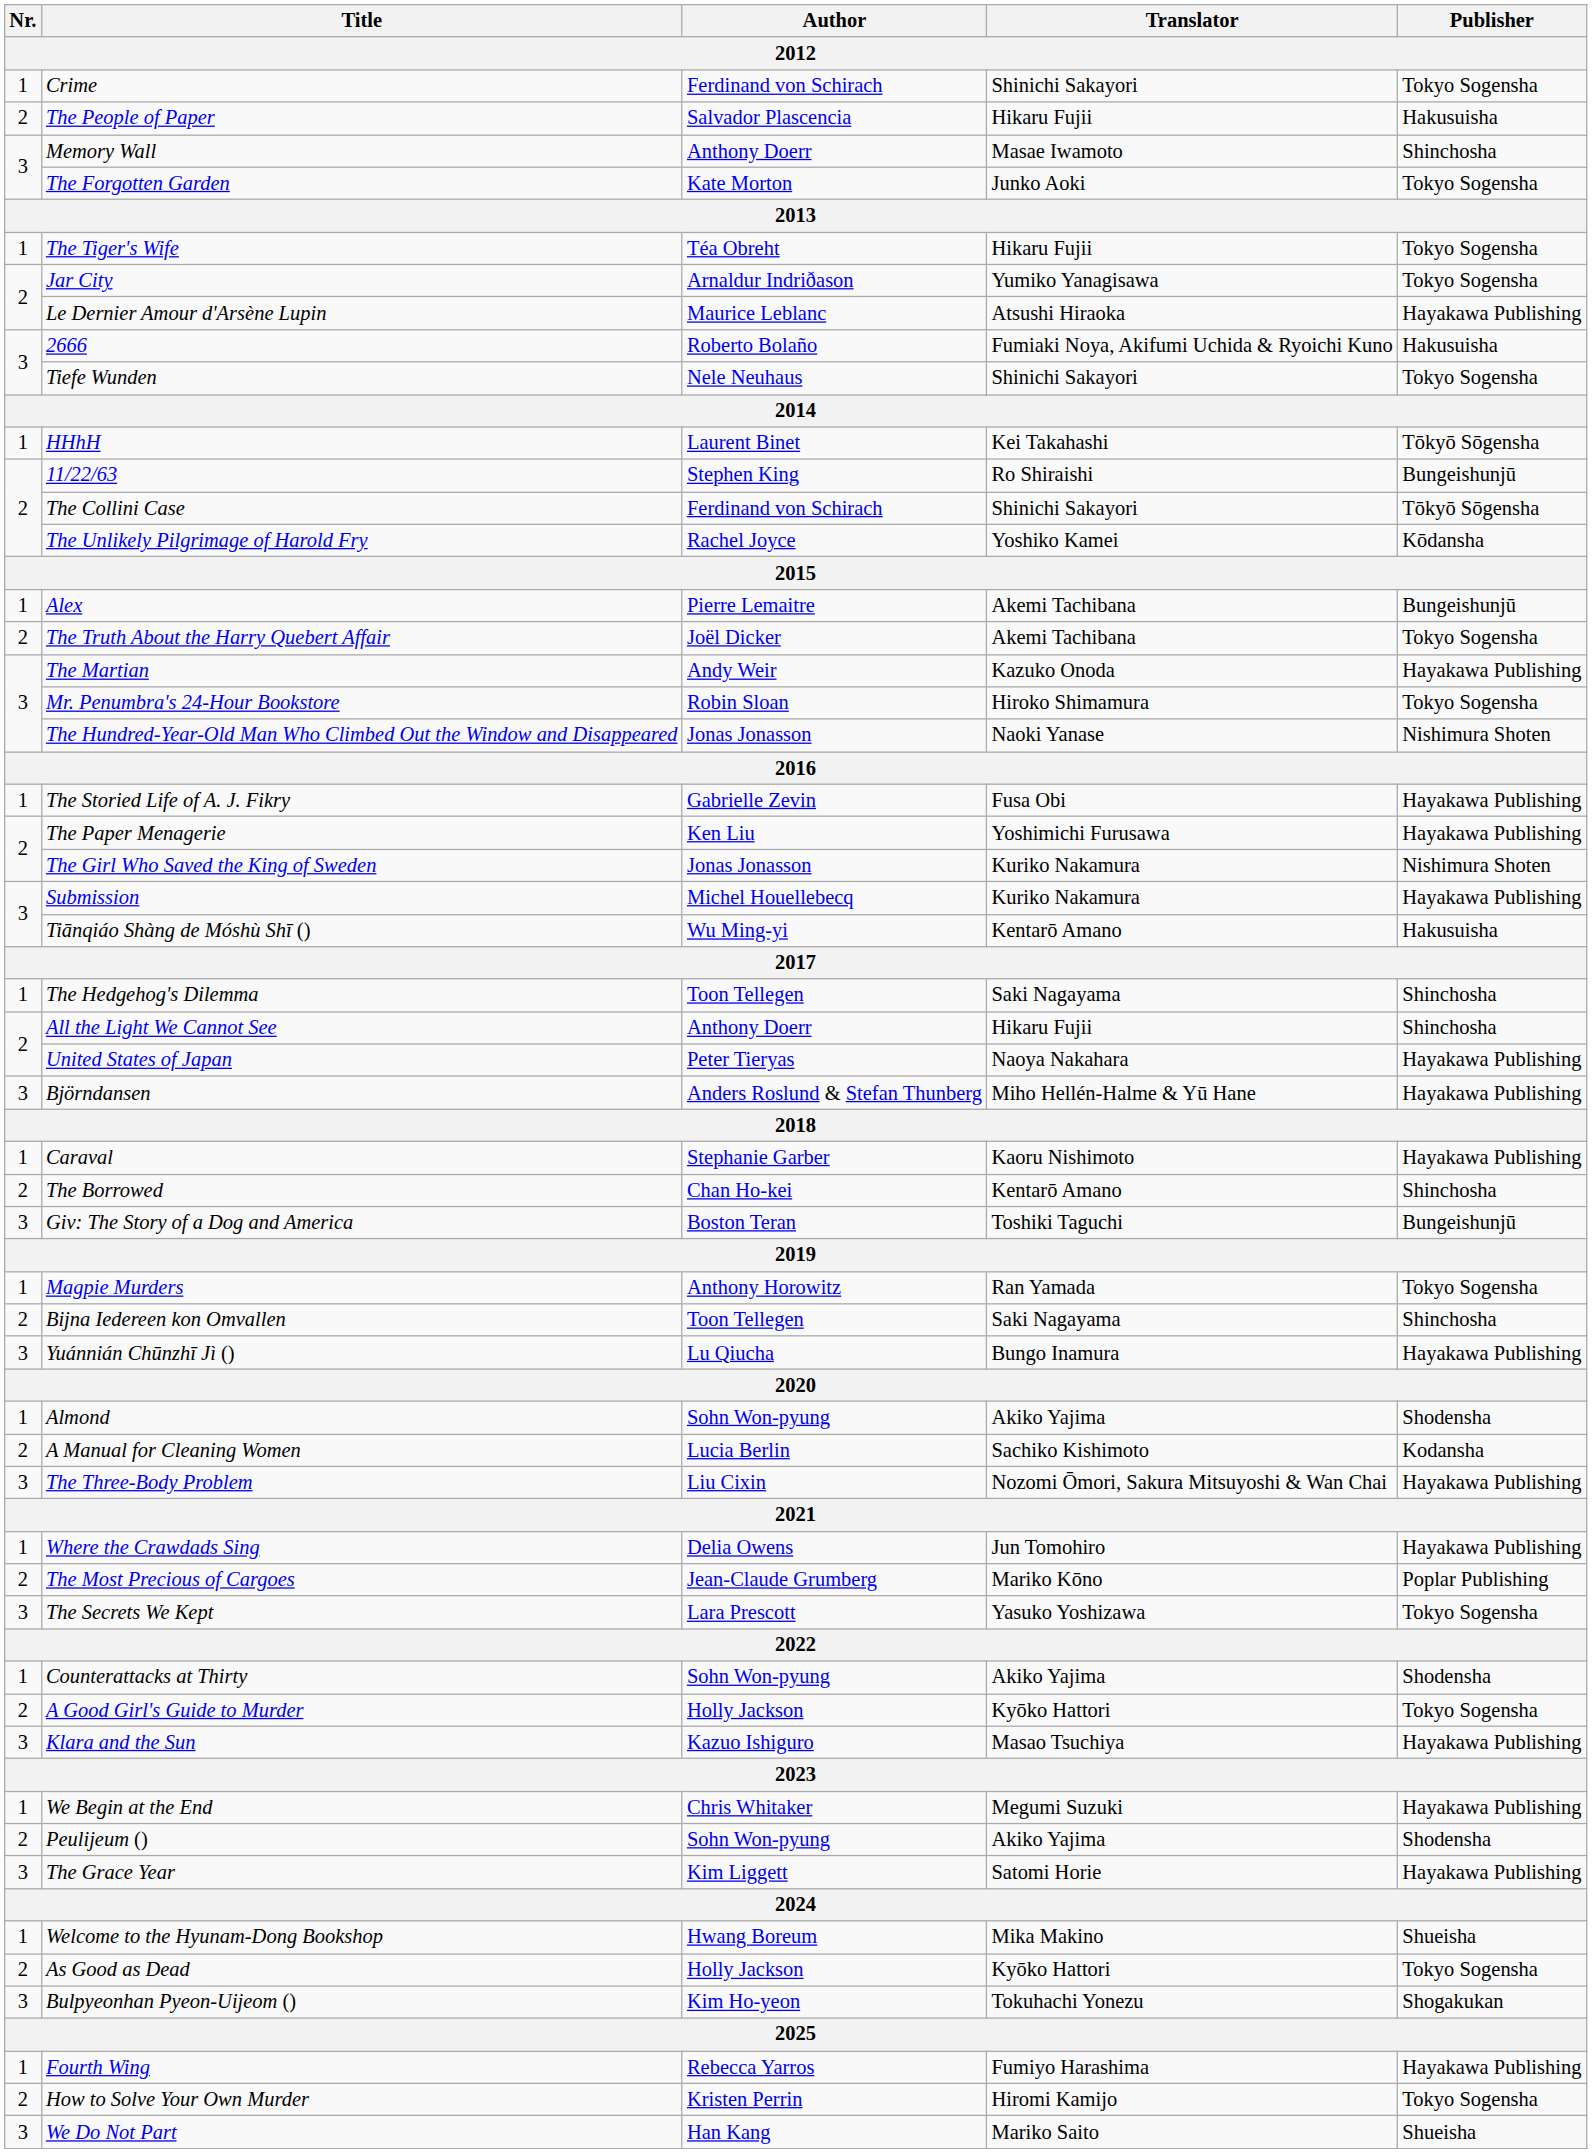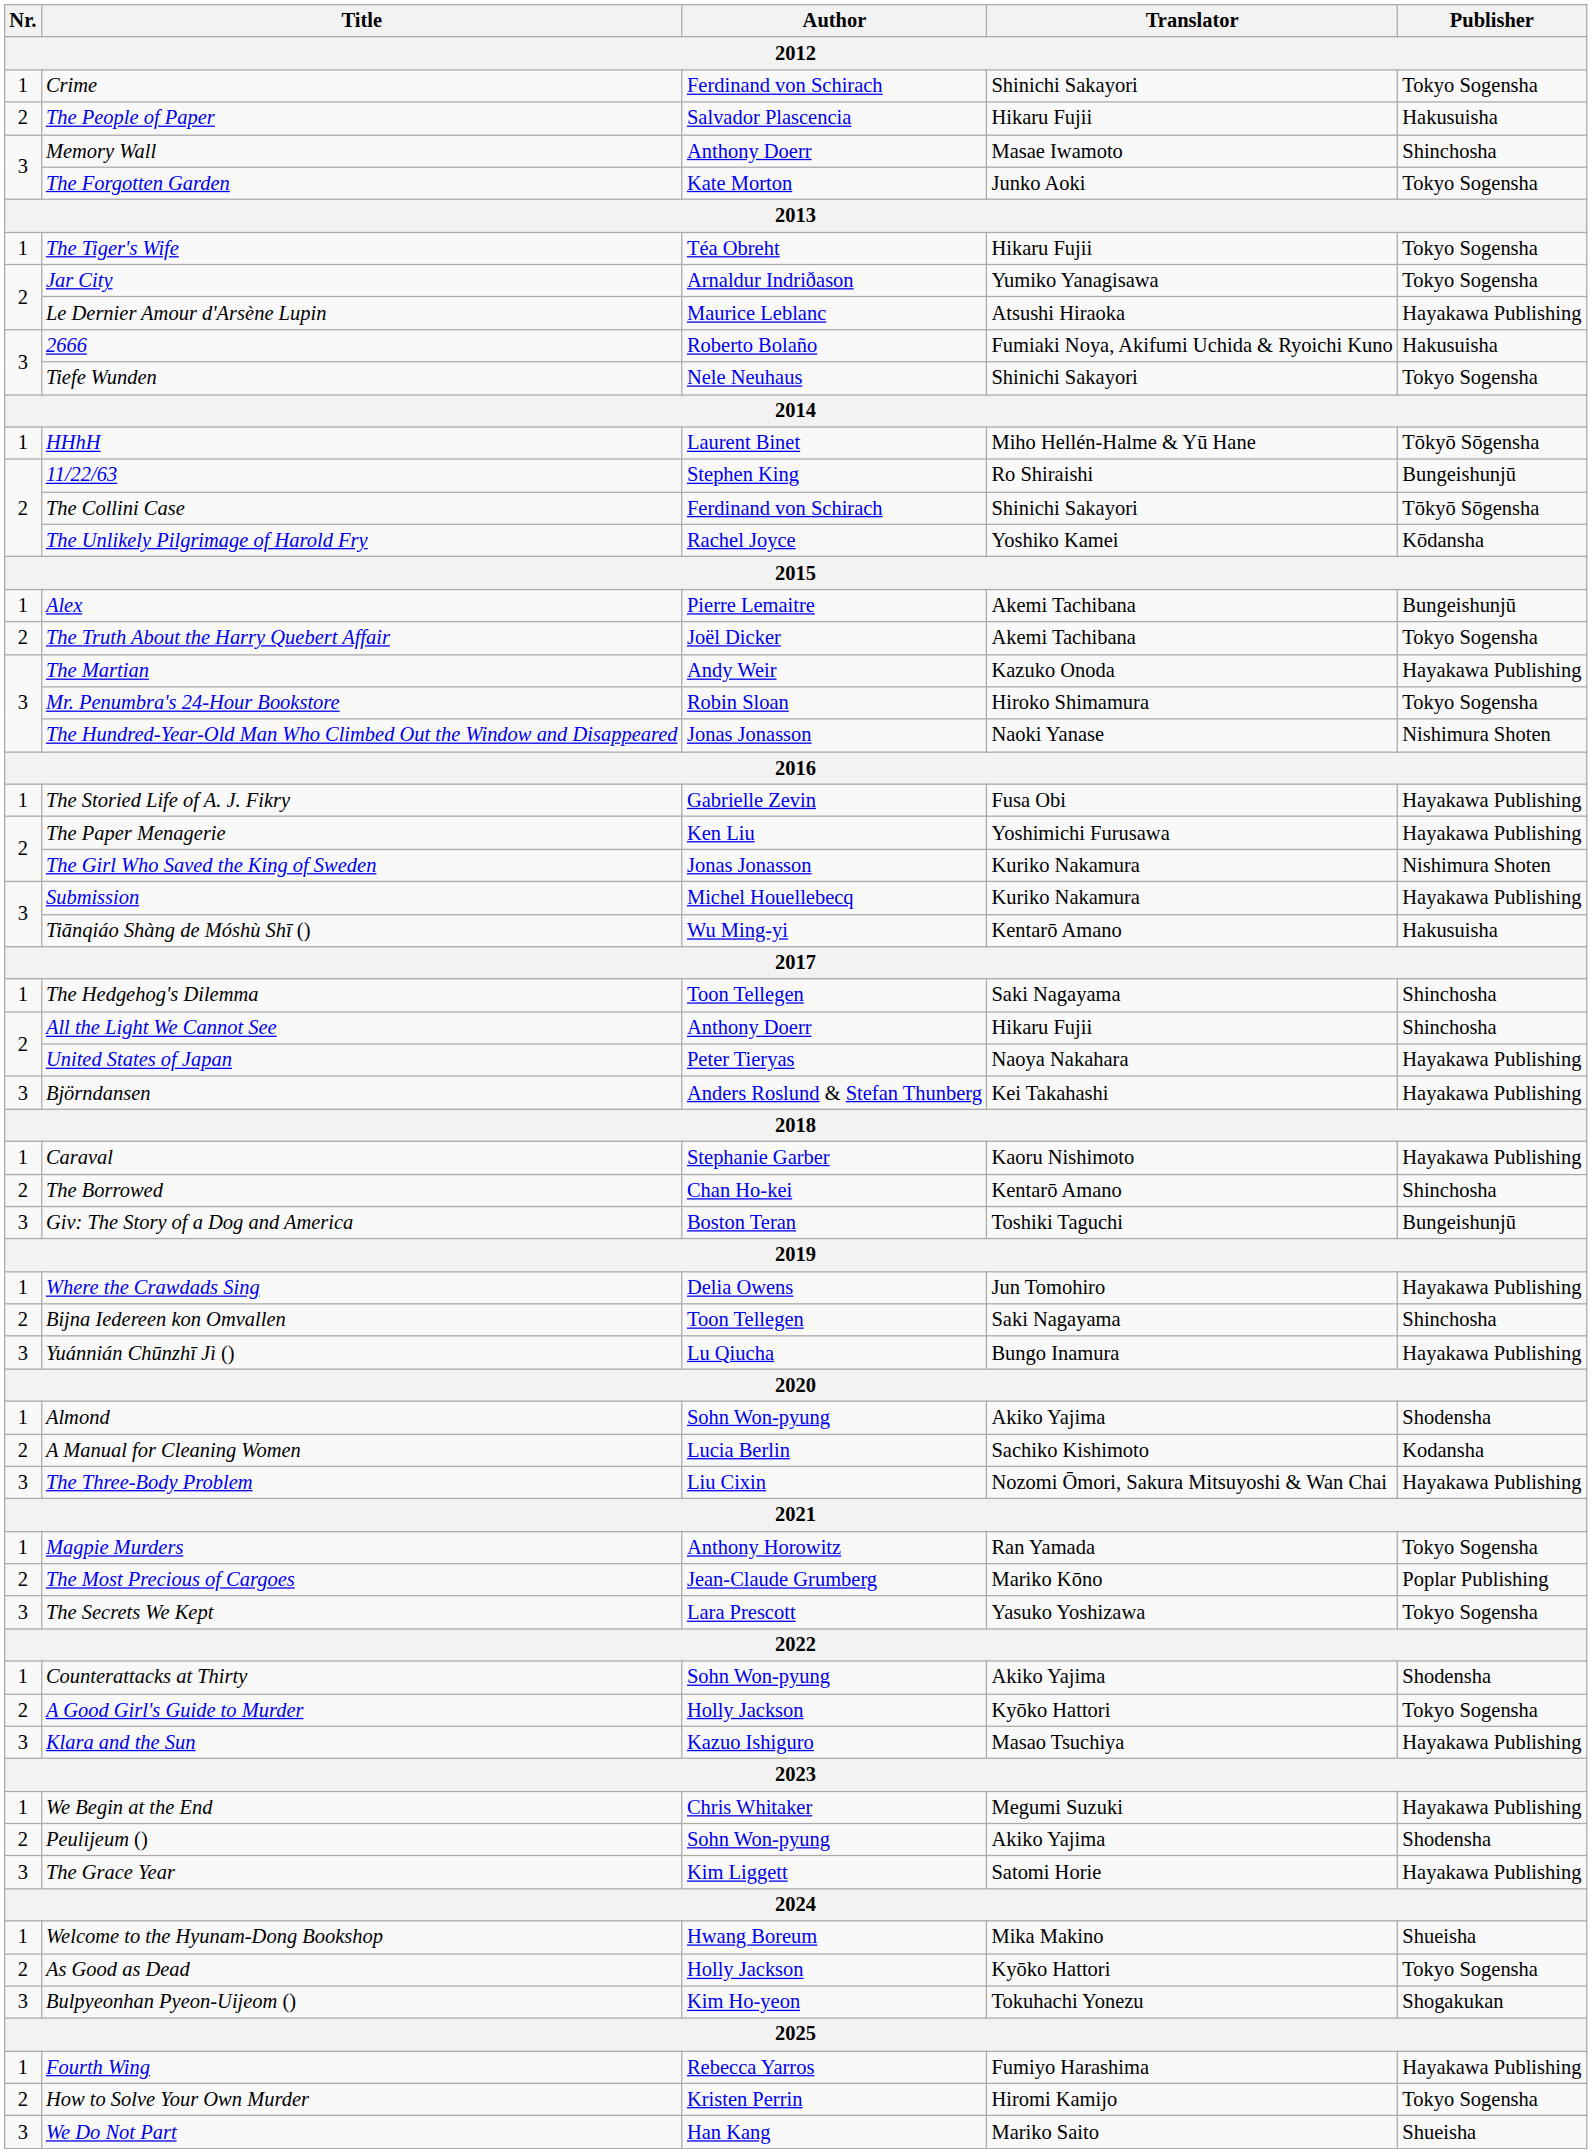(1050, 442) Kei Takahashi -> (1124, 442) Miho Hellén-Halme & Yū Hane
(1124, 1092) Miho Hellén-Halme & Yū Hane -> (1050, 1092) Kei Takahashi
rows swapped: (115, 1287) <-> (153, 1547)
